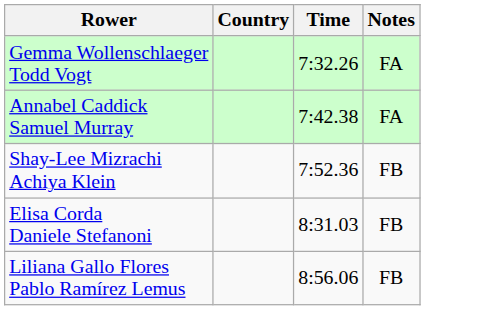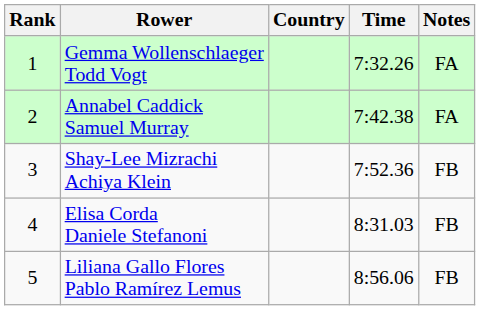+ column: (32, 20)
